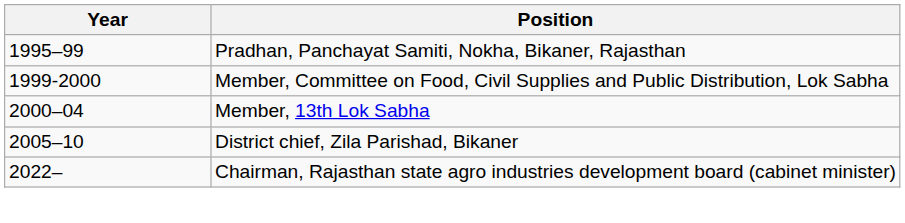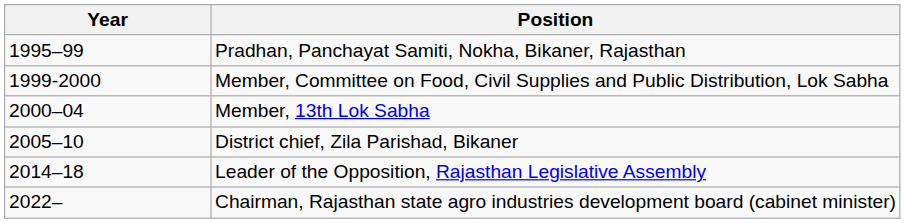+ row: (461, 171)
